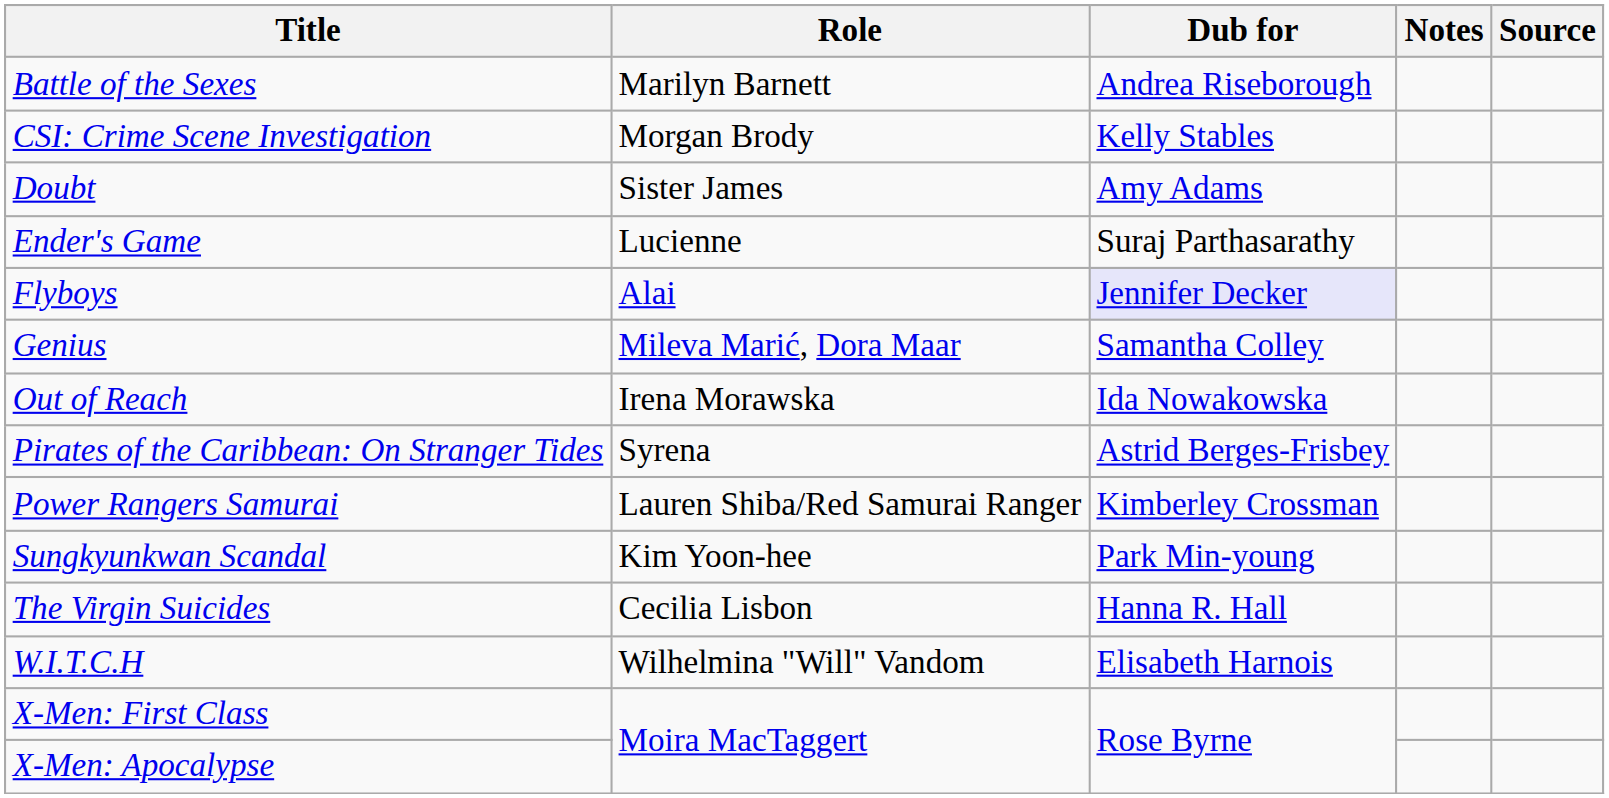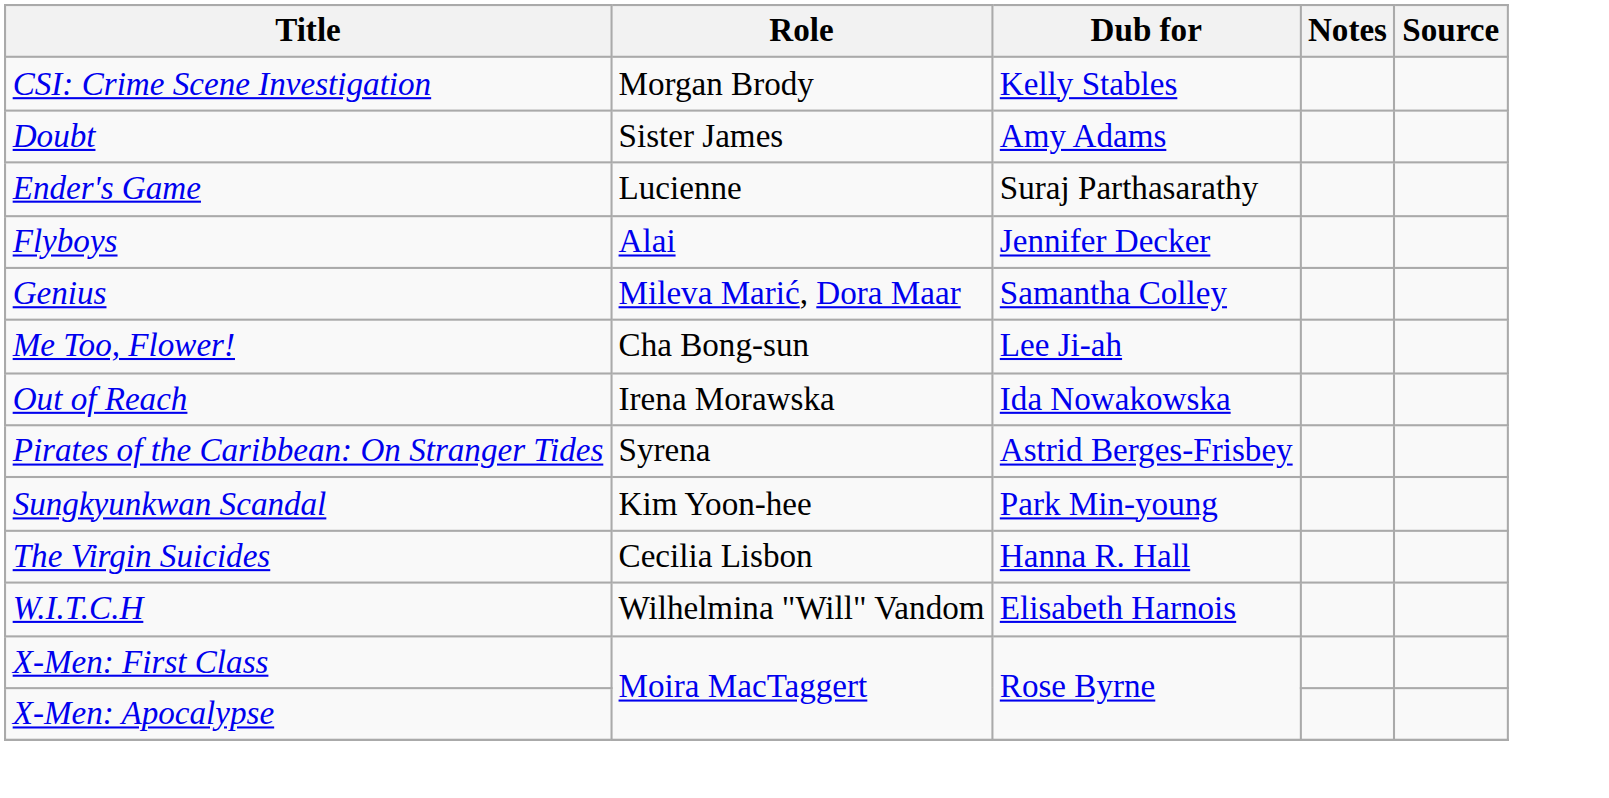- row: (135, 83)
(1202, 293) lavender background -> (1105, 240) no background
+ row: (124, 345)
- row: (176, 503)
